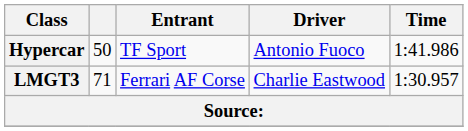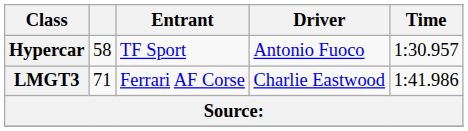(102, 50) 50 -> (102, 50) 58
(426, 50) 1:41.986 -> (426, 50) 1:30.957
(426, 80) 1:30.957 -> (426, 80) 1:41.986
